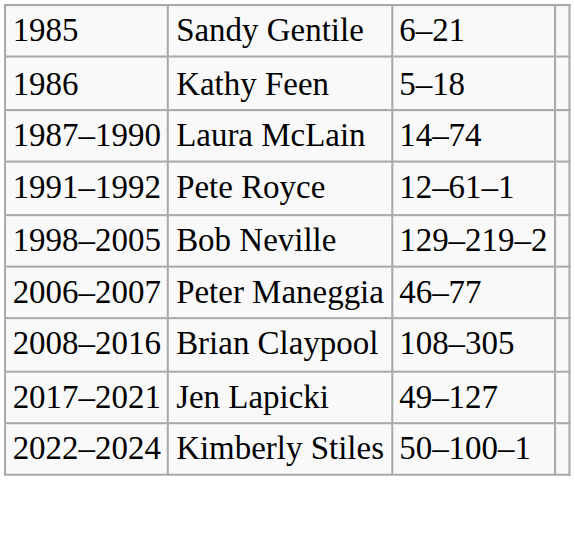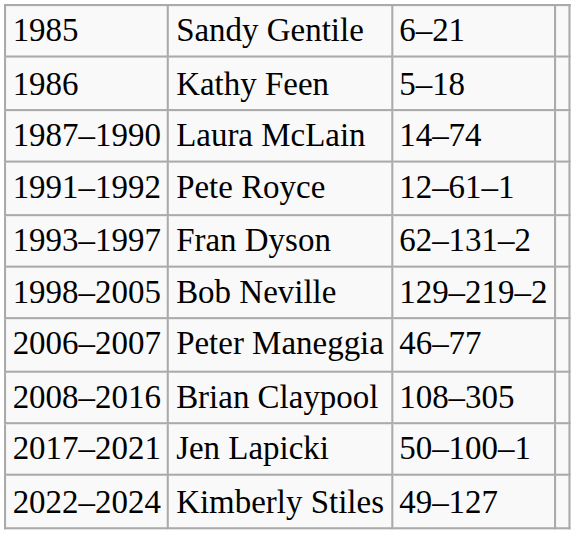+ row: (254, 239)
(449, 396) 49–127 -> (465, 448) 50–100–1
(465, 448) 50–100–1 -> (449, 501) 49–127
